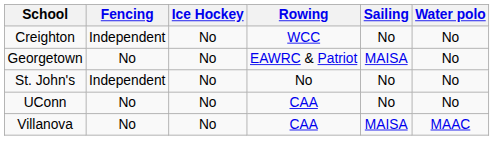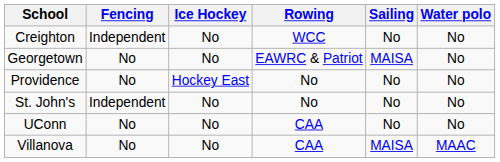+ row: (45, 80)
